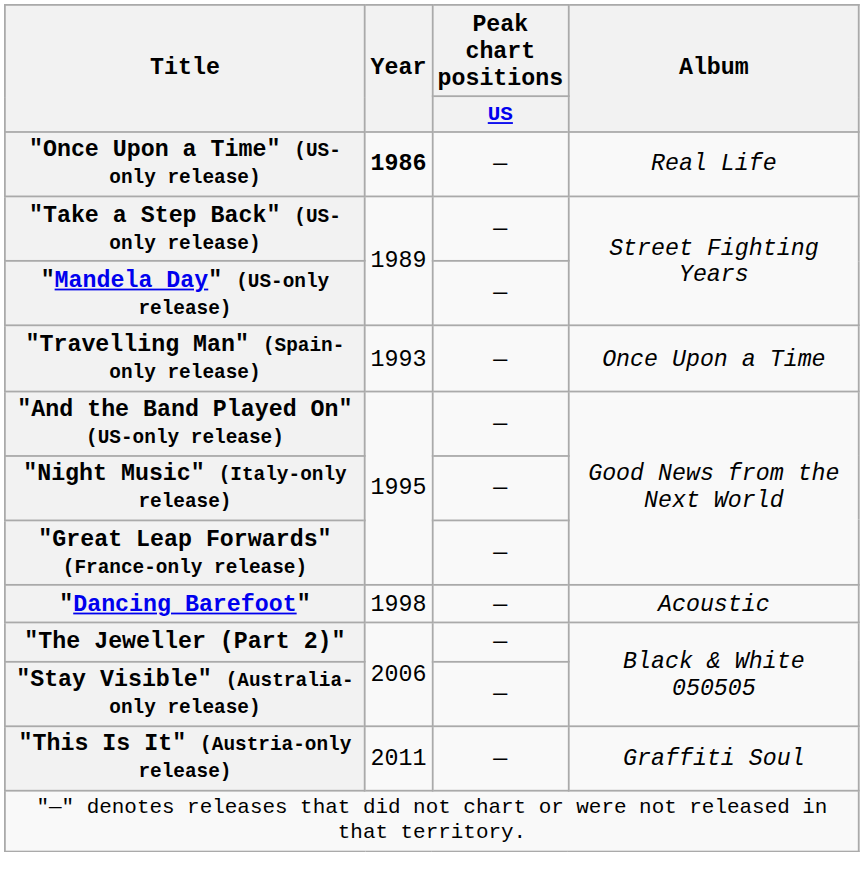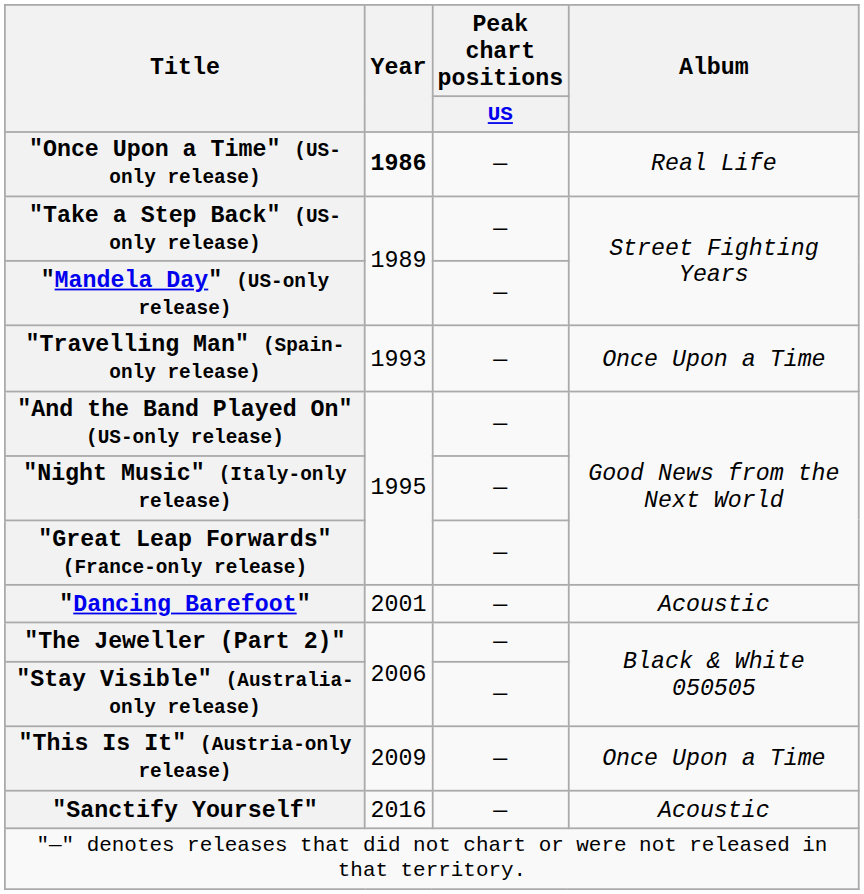(398, 604) 1998 -> (398, 604) 2001
(398, 758) 2011 -> (398, 758) 2009
(714, 758) Graffiti Soul -> (714, 758) Once Upon a Time
+ row: (185, 810)
